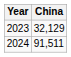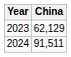(49, 28) 32,129 -> (49, 28) 62,129
